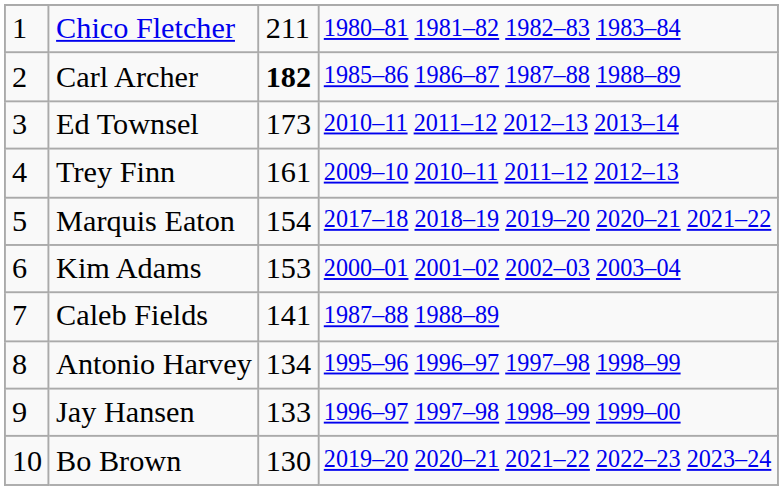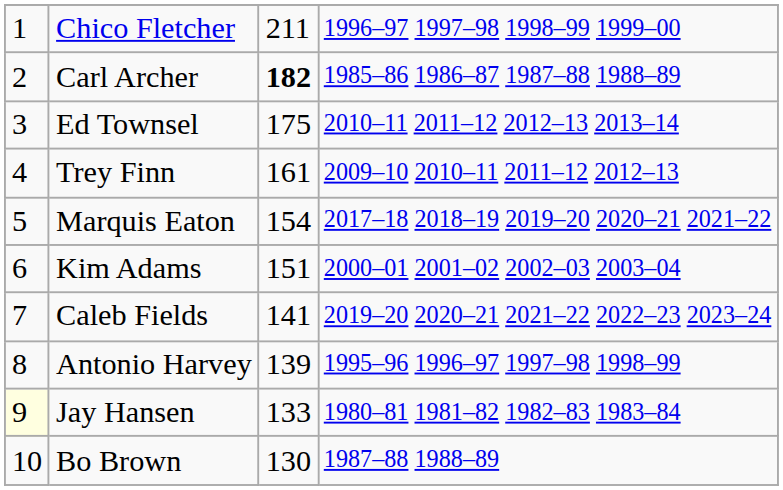(502, 28) 1980–81 1981–82 1982–83 1983–84 -> (502, 28) 1996–97 1997–98 1998–99 1999–00
(288, 124) 173 -> (288, 124) 175
(288, 268) 153 -> (288, 268) 151
(411, 316) 1987–88 1988–89 -> (548, 316) 2019–20 2020–21 2021–22 2022–23 2023–24
(288, 364) 134 -> (288, 364) 139
(19, 412) no background -> (19, 412) lightyellow background
(502, 412) 1996–97 1997–98 1998–99 1999–00 -> (502, 412) 1980–81 1981–82 1982–83 1983–84
(548, 460) 2019–20 2020–21 2021–22 2022–23 2023–24 -> (411, 460) 1987–88 1988–89
